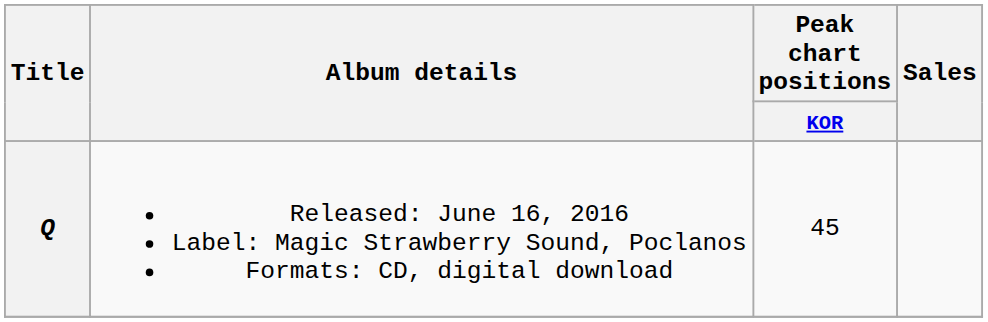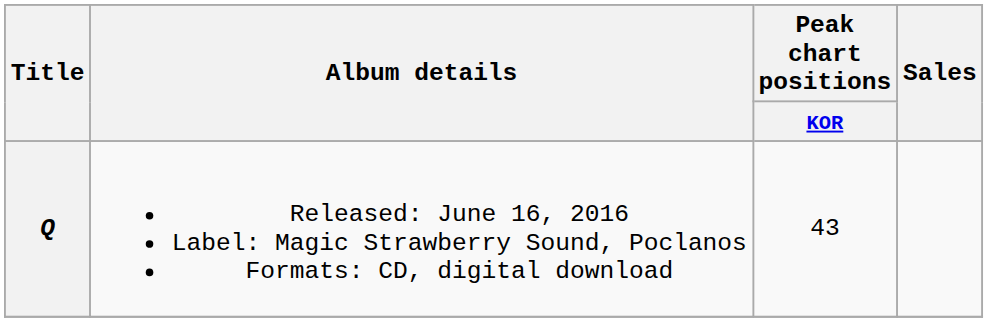(825, 229) 45 -> (825, 229) 43
